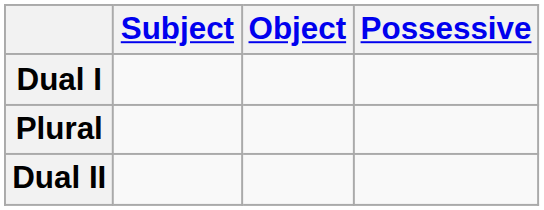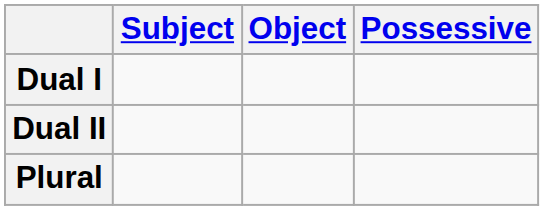rows swapped: (59, 178) <-> (59, 128)
